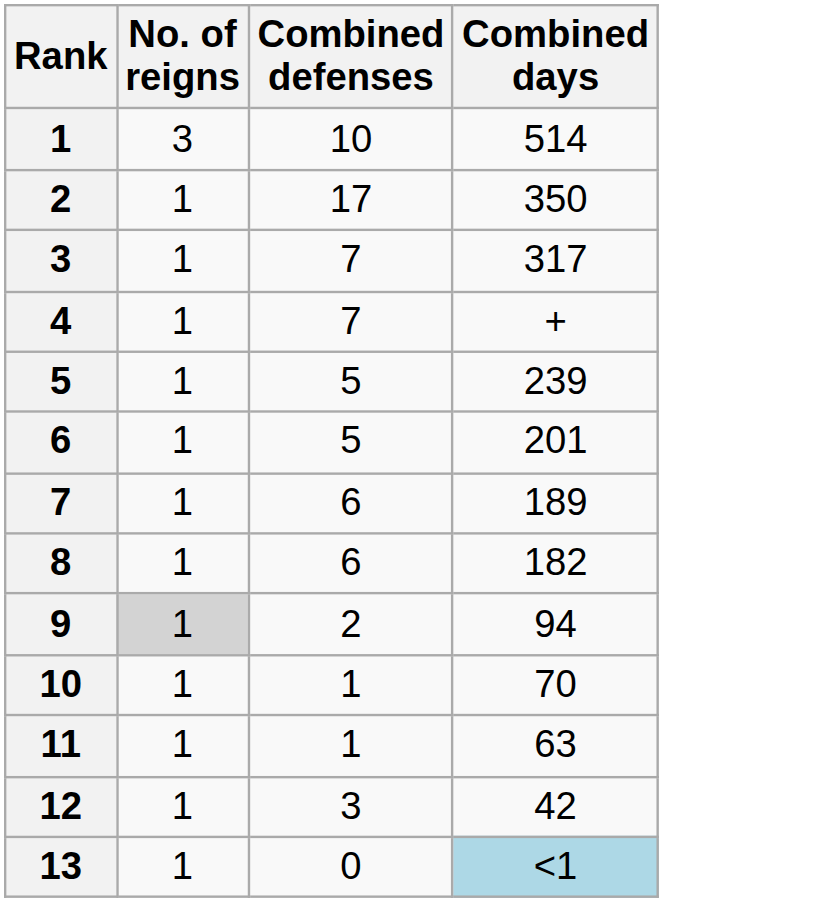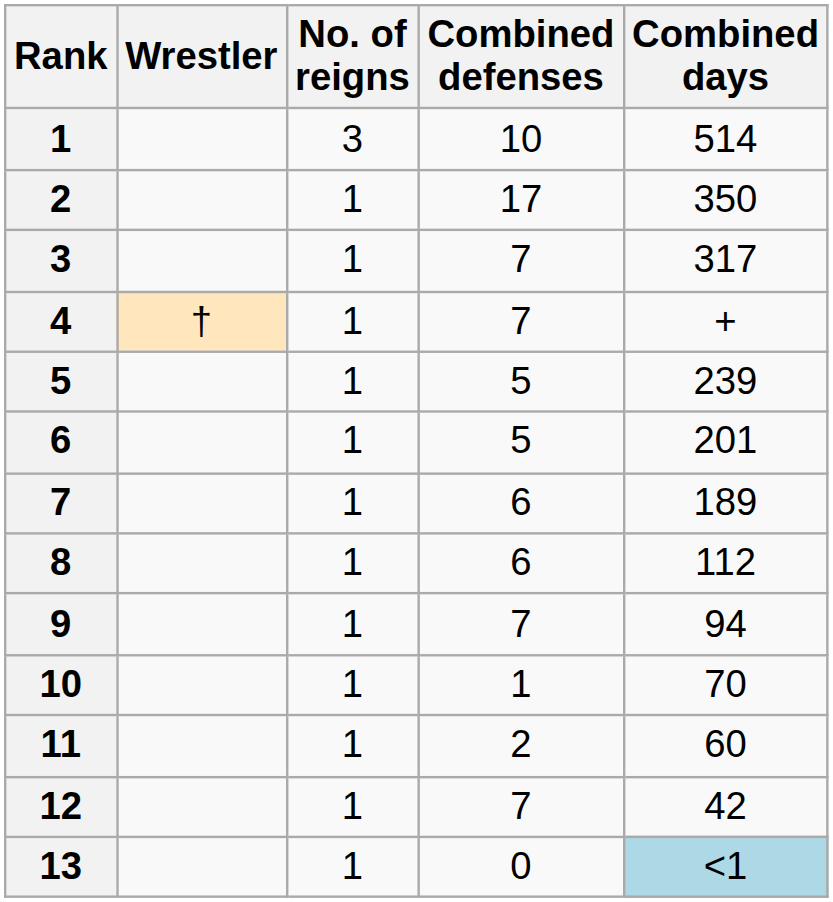+ column: (201, 56)
(556, 563) 182 -> (725, 563) 112
(183, 623) lightgrey background -> (352, 623) no background
(351, 623) 2 -> (521, 623) 7
(351, 744) 1 -> (521, 744) 2
(556, 744) 63 -> (725, 744) 60
(351, 805) 3 -> (521, 805) 7
